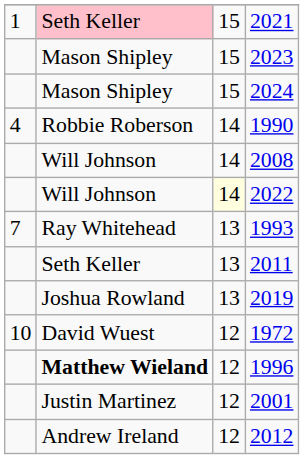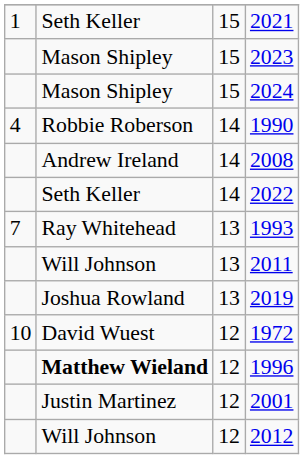(91, 21) pink background -> (91, 21) no background
(99, 159) Will Johnson -> (110, 159) Andrew Ireland
(99, 194) Will Johnson -> (91, 194) Seth Keller
(229, 194) lightyellow background -> (229, 194) no background
(91, 263) Seth Keller -> (99, 263) Will Johnson
(110, 435) Andrew Ireland -> (99, 435) Will Johnson
